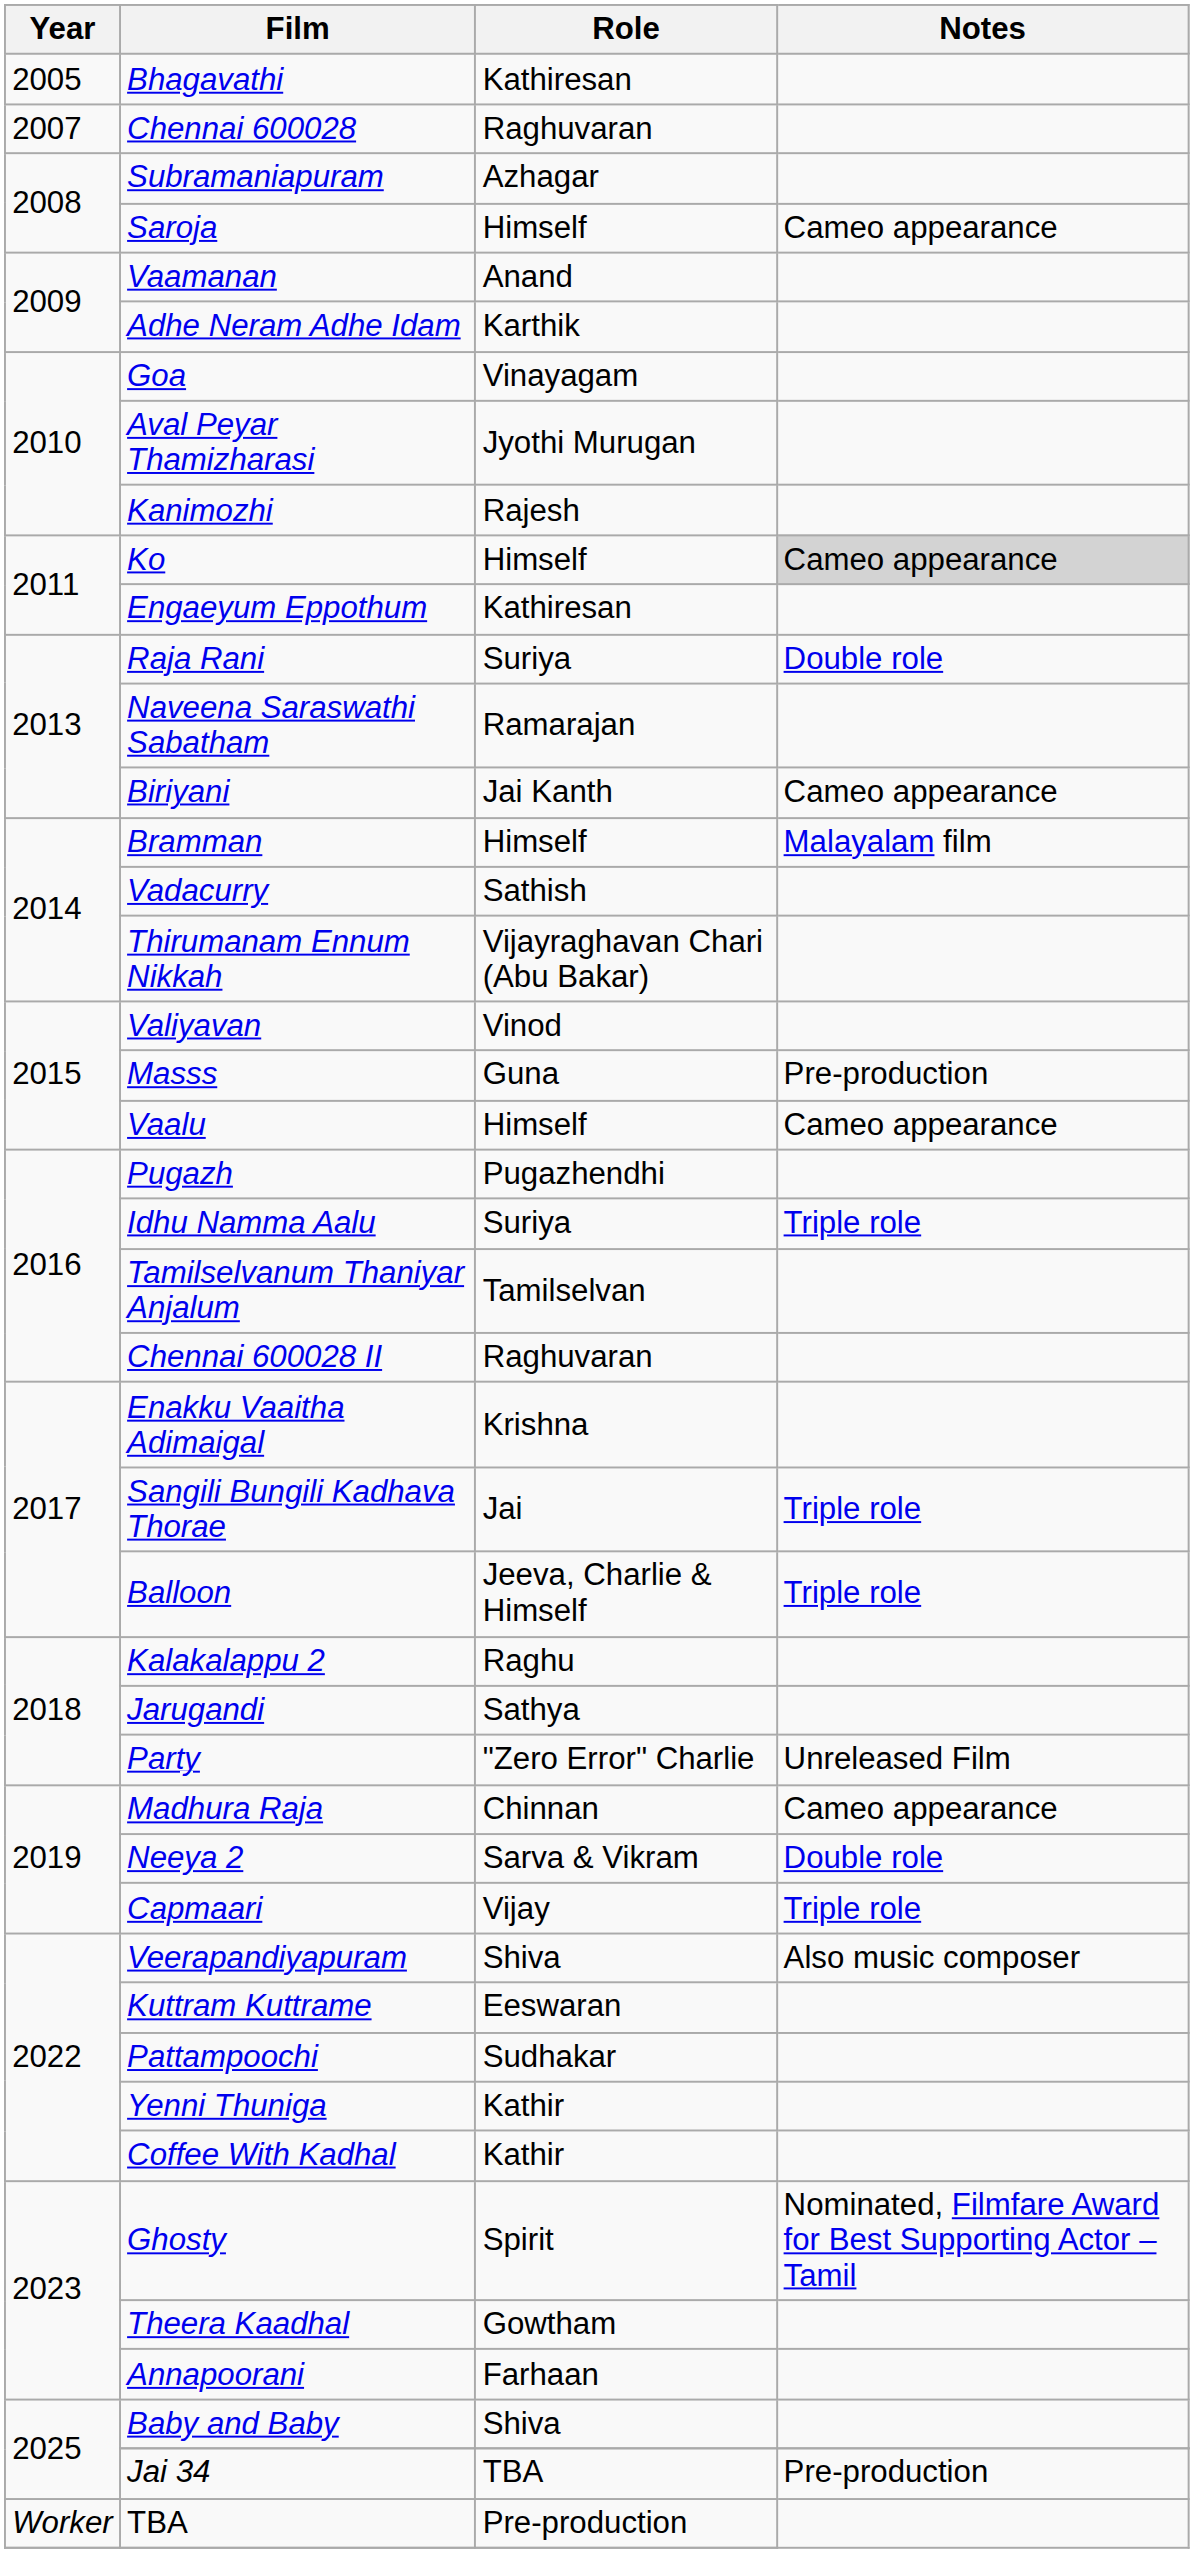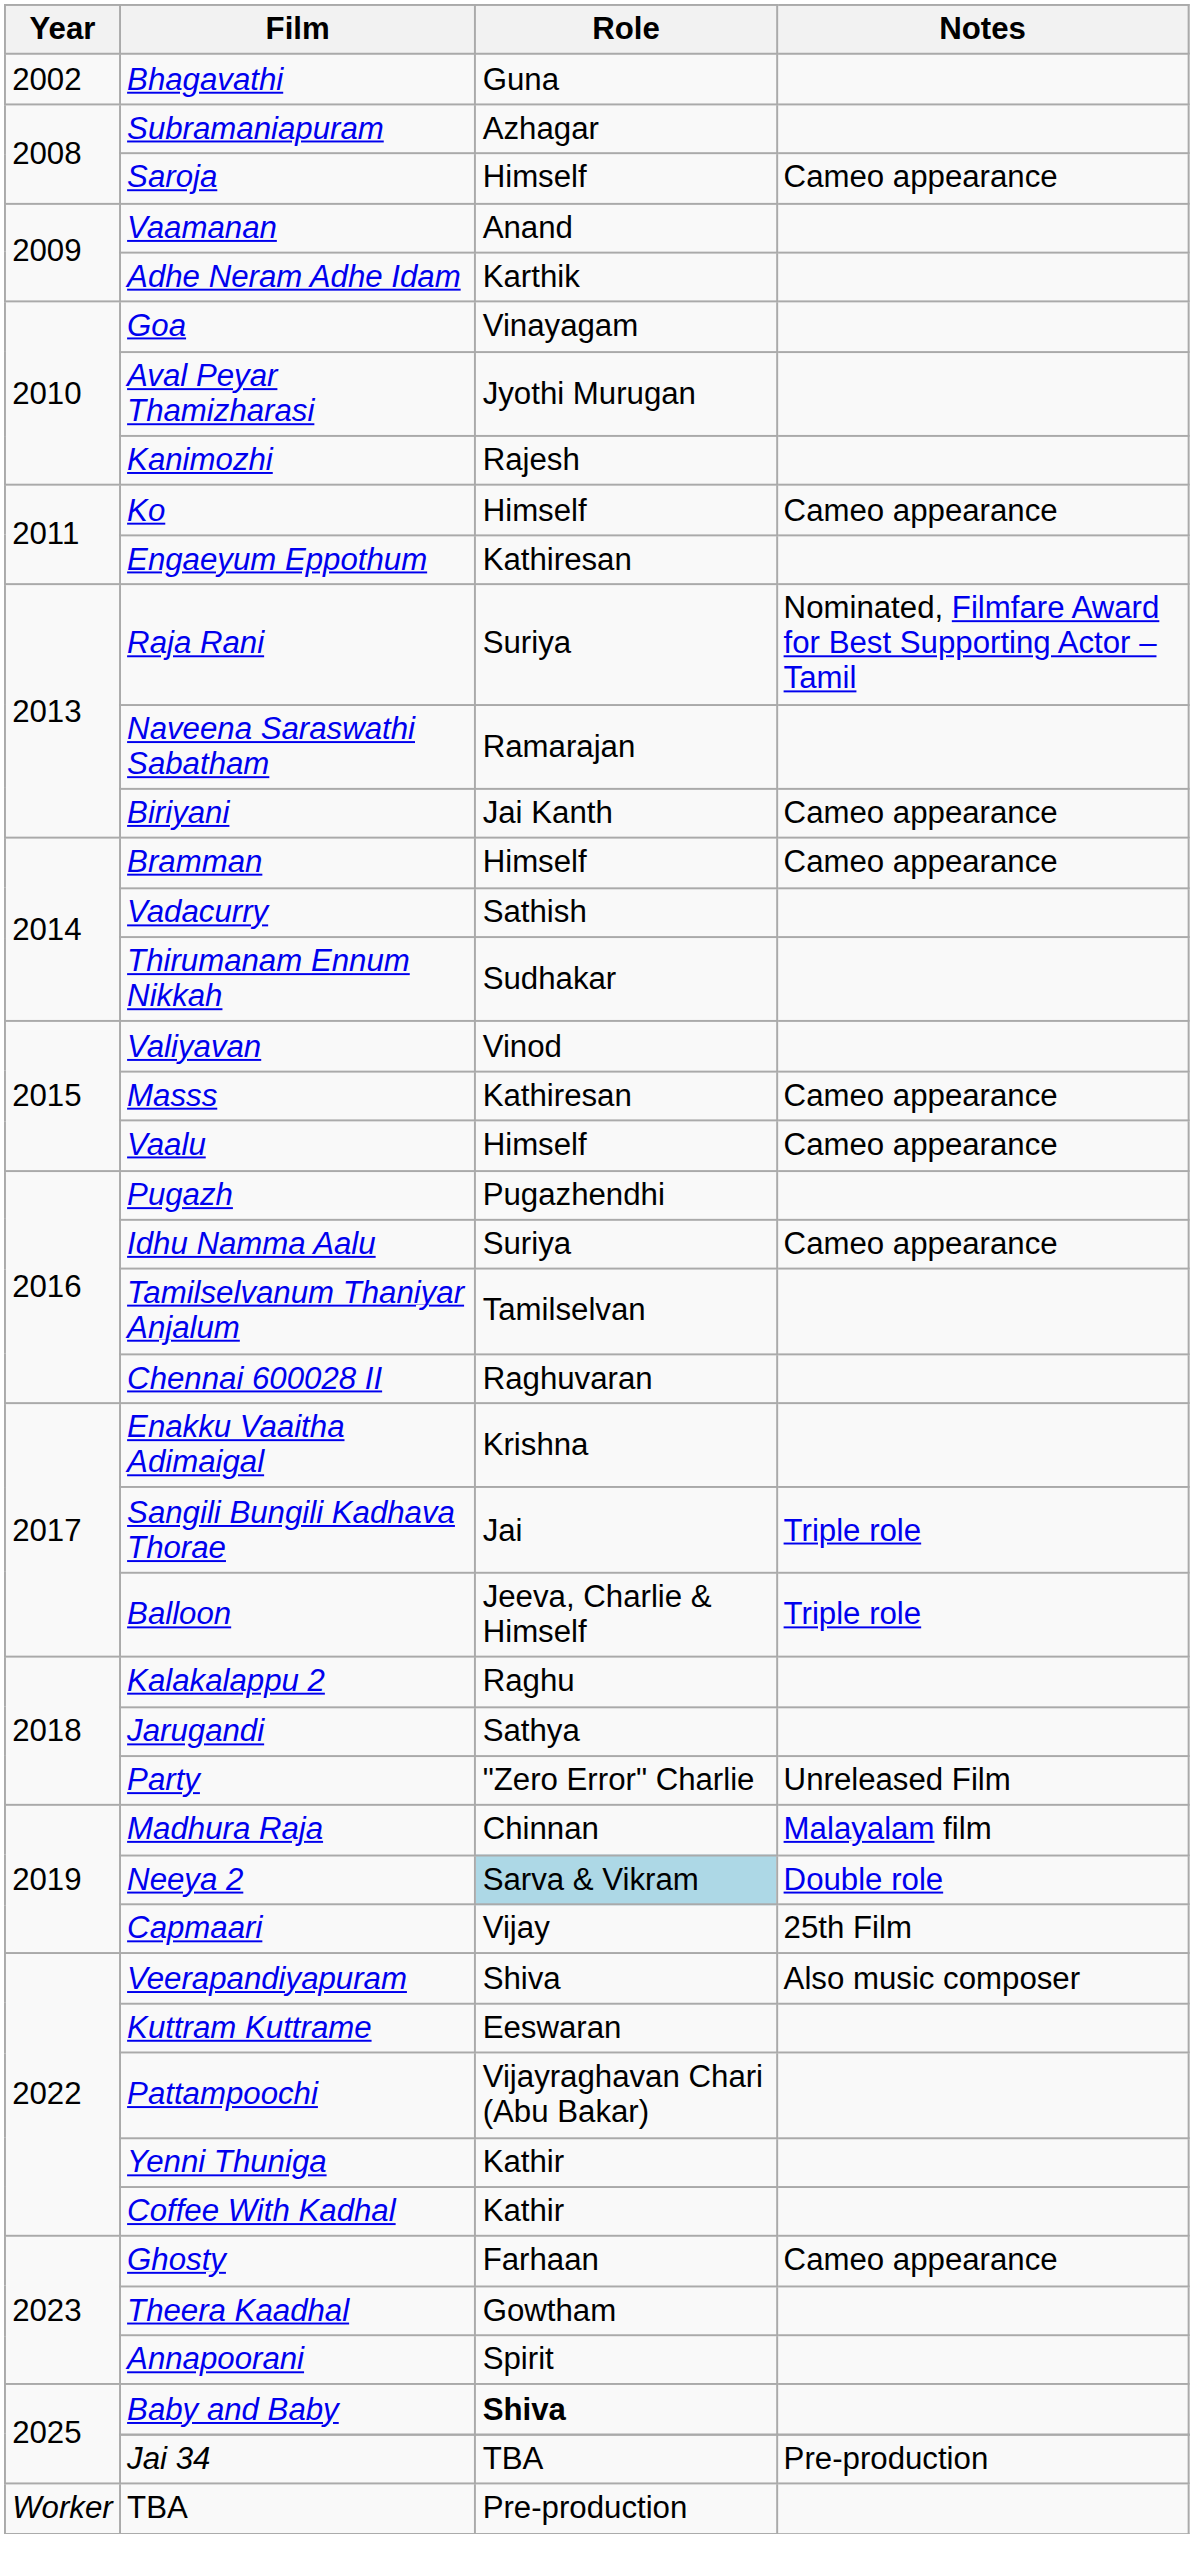(47, 78) 2005 -> (47, 78) 2002
(557, 78) Kathiresan -> (521, 78) Guna
- row: (242, 128)
(921, 559) lightgrey background -> (921, 509) no background
(863, 658) Double role -> (971, 643) Nominated, Filmfare Award for Best Supporting Actor – Tamil
(888, 841) Malayalam film -> (921, 862) Cameo appearance
(623, 958) Vijayraghavan Chari (Abu Bakar) -> (549, 978) Sudhakar
(521, 1074) Guna -> (557, 1095) Kathiresan
(886, 1074) Pre-production -> (921, 1095) Cameo appearance
(852, 1223) Triple role -> (921, 1243) Cameo appearance
(921, 1808) Cameo appearance -> (888, 1829) Malayalam film
(591, 1858) no background -> (591, 1879) lightblue background
(852, 1907) Triple role -> (848, 1928) 25th Film
(549, 2056) Sudhakar -> (623, 2094) Vijayraghavan Chari (Abu Bakar)
(518, 2239) Spirit -> (541, 2260) Farhaan
(971, 2239) Nominated, Filmfare Award for Best Supporting Actor – Tamil -> (921, 2260) Cameo appearance
(541, 2373) Farhaan -> (518, 2359) Spirit
(522, 2423) normal -> (524, 2408) bold
